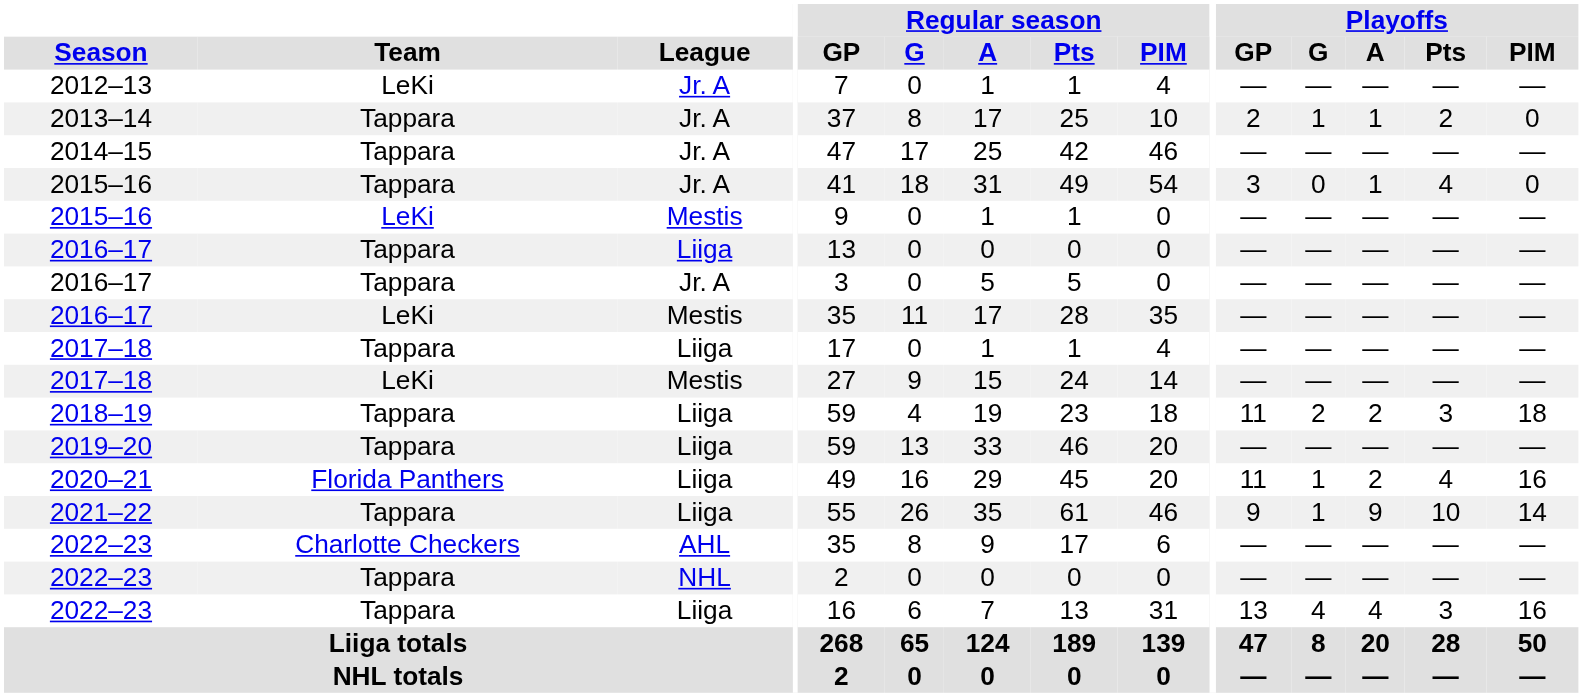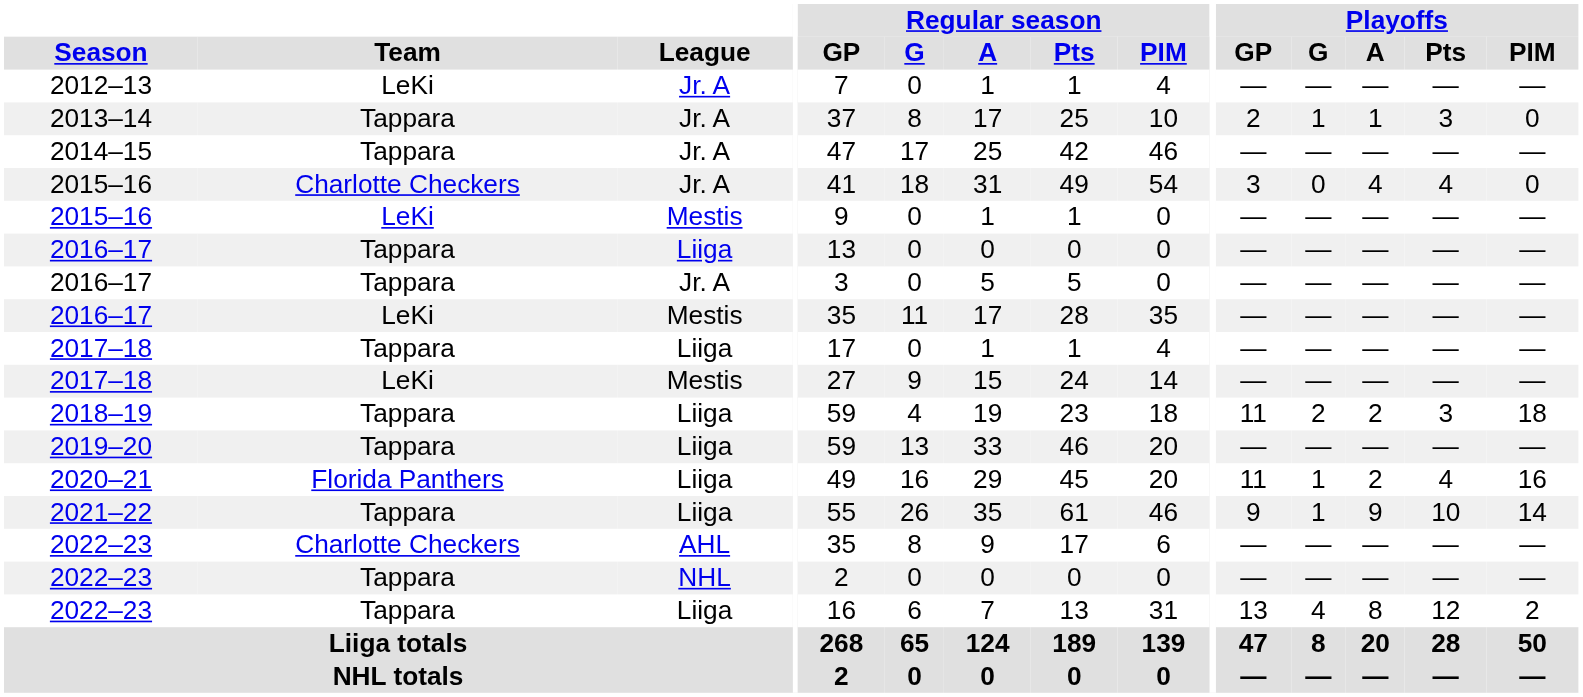(1446, 118) 2 -> (1446, 118) 3
(408, 184) Tappara -> (408, 184) Charlotte Checkers
(1375, 184) 1 -> (1375, 184) 4
(1375, 610) 4 -> (1375, 610) 8
(1446, 610) 3 -> (1446, 610) 12
(1532, 610) 16 -> (1532, 610) 2
